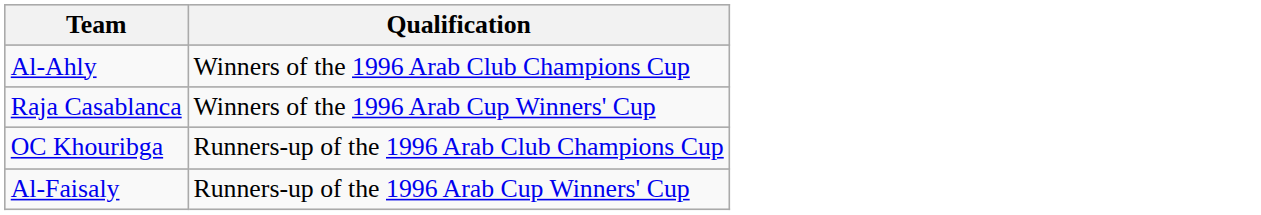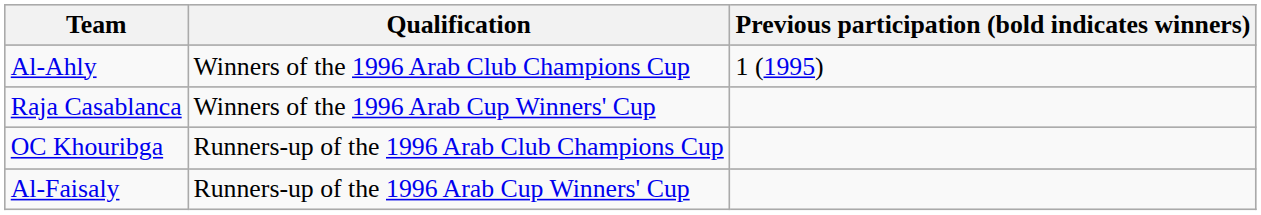+ column: (993, 24)
